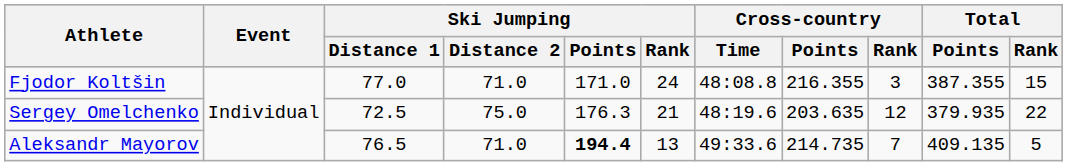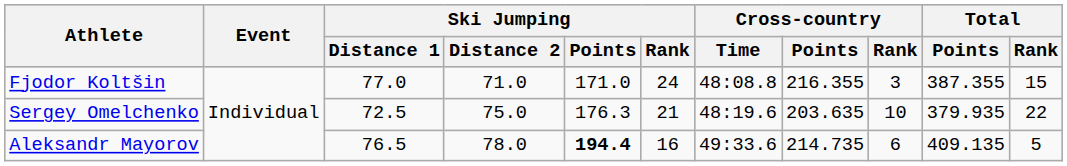(895, 114) 12 -> (895, 114) 10
(505, 145) 71.0 -> (505, 145) 78.0
(668, 145) 13 -> (668, 145) 16
(895, 145) 7 -> (895, 145) 6
